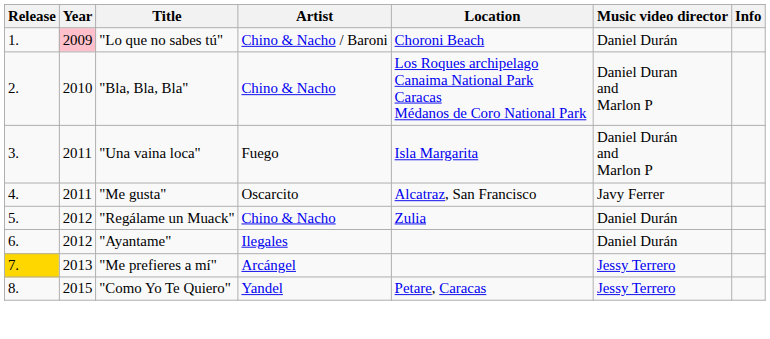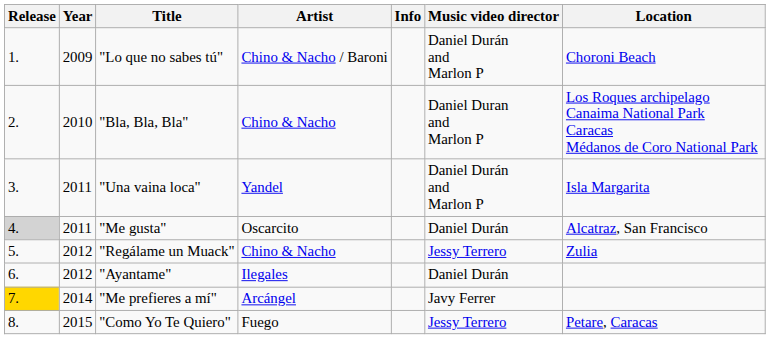columns swapped: (492, 16) <-> (748, 16)
(78, 39) pink background -> (78, 56) no background
(637, 39) Daniel Durán -> (468, 56) Daniel Durán and Marlon P
(260, 154) Fuego -> (262, 187) Yandel
(13, 194) no background -> (13, 227) lightgrey background
(631, 194) Javy Ferrer -> (468, 227) Daniel Durán
(637, 217) Daniel Durán -> (467, 251) Jessy Terrero
(78, 265) 2013 -> (78, 298) 2014
(636, 265) Jessy Terrero -> (462, 298) Javy Ferrer
(262, 288) Yandel -> (260, 322) Fuego
